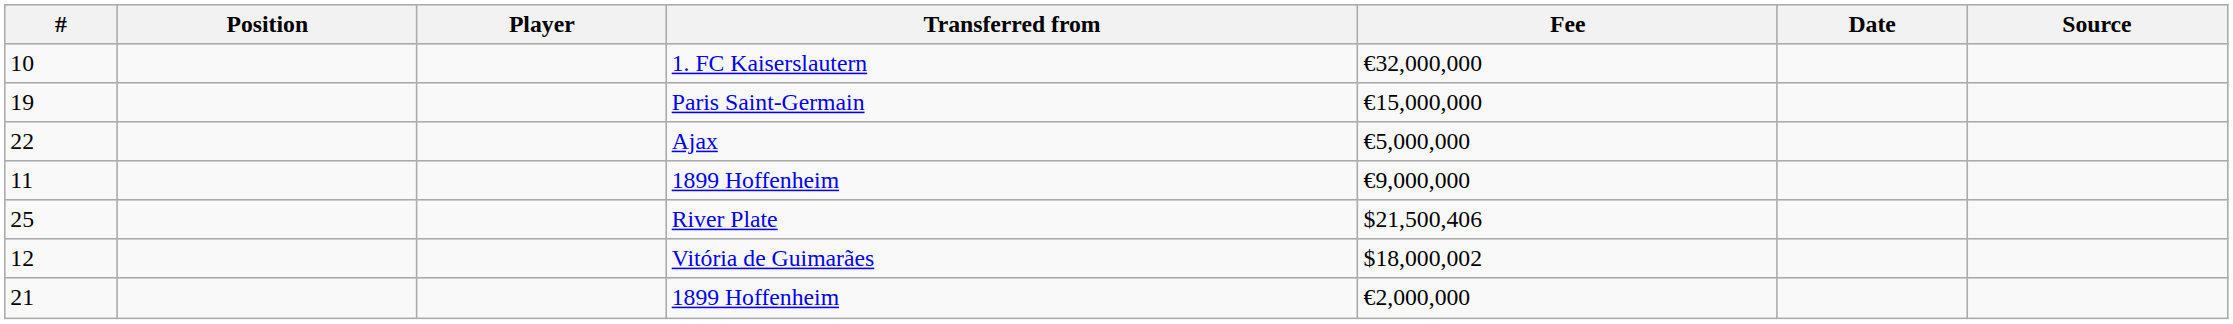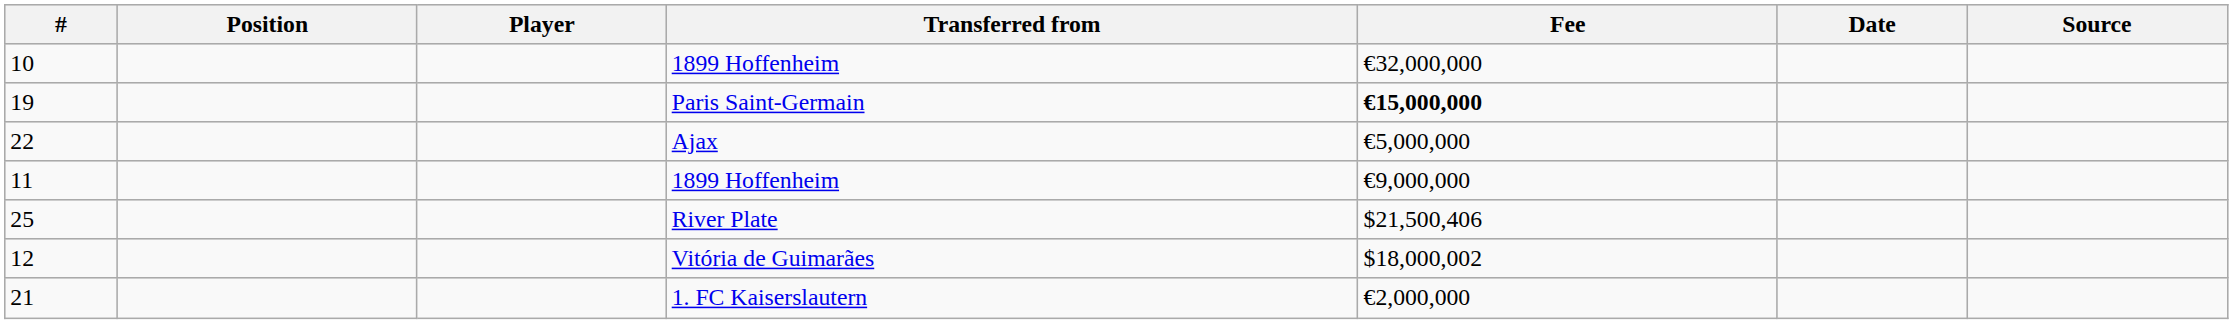(769, 63) 1. FC Kaiserslautern -> (755, 63) 1899 Hoffenheim
(1423, 102) normal -> (1423, 102) bold
(755, 297) 1899 Hoffenheim -> (769, 297) 1. FC Kaiserslautern
